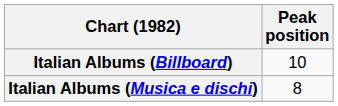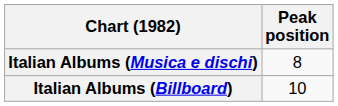rows swapped: (133, 62) <-> (133, 88)
